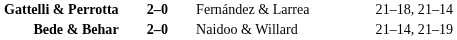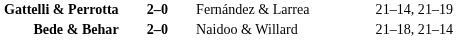(414, 10) 21–18, 21–14 -> (414, 10) 21–14, 21–19
(414, 29) 21–14, 21–19 -> (414, 29) 21–18, 21–14
